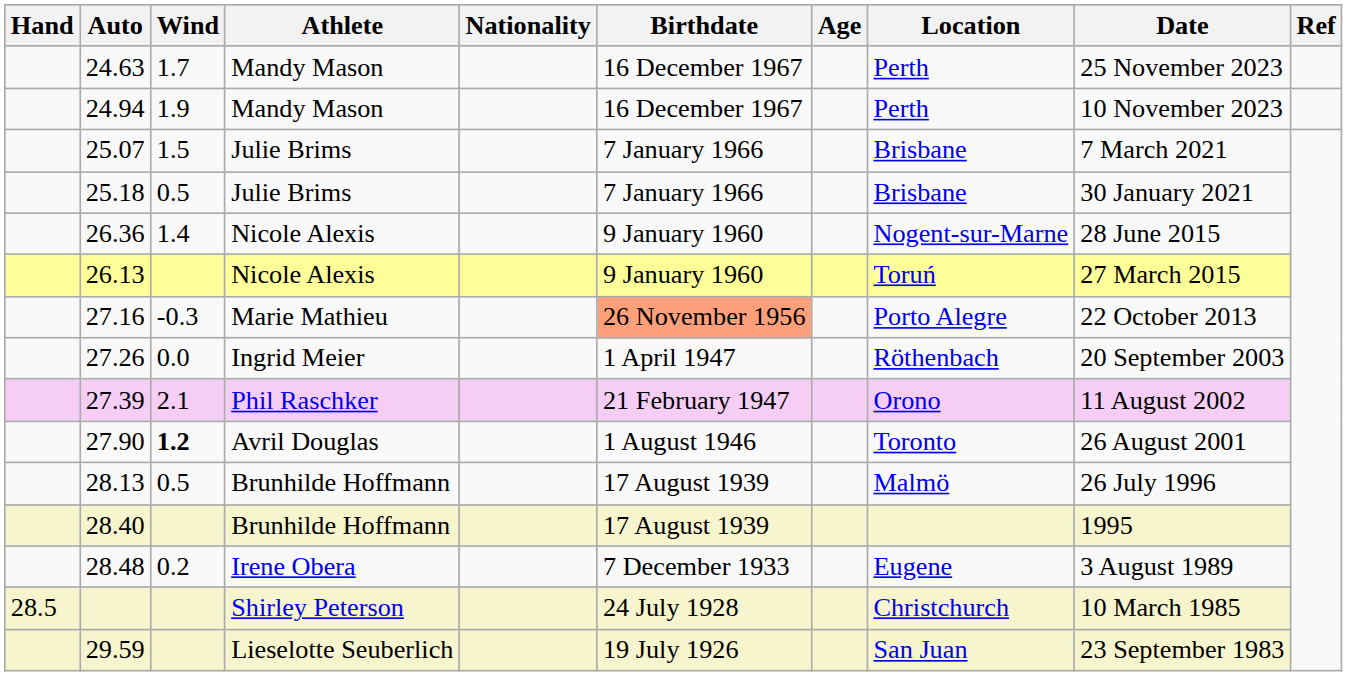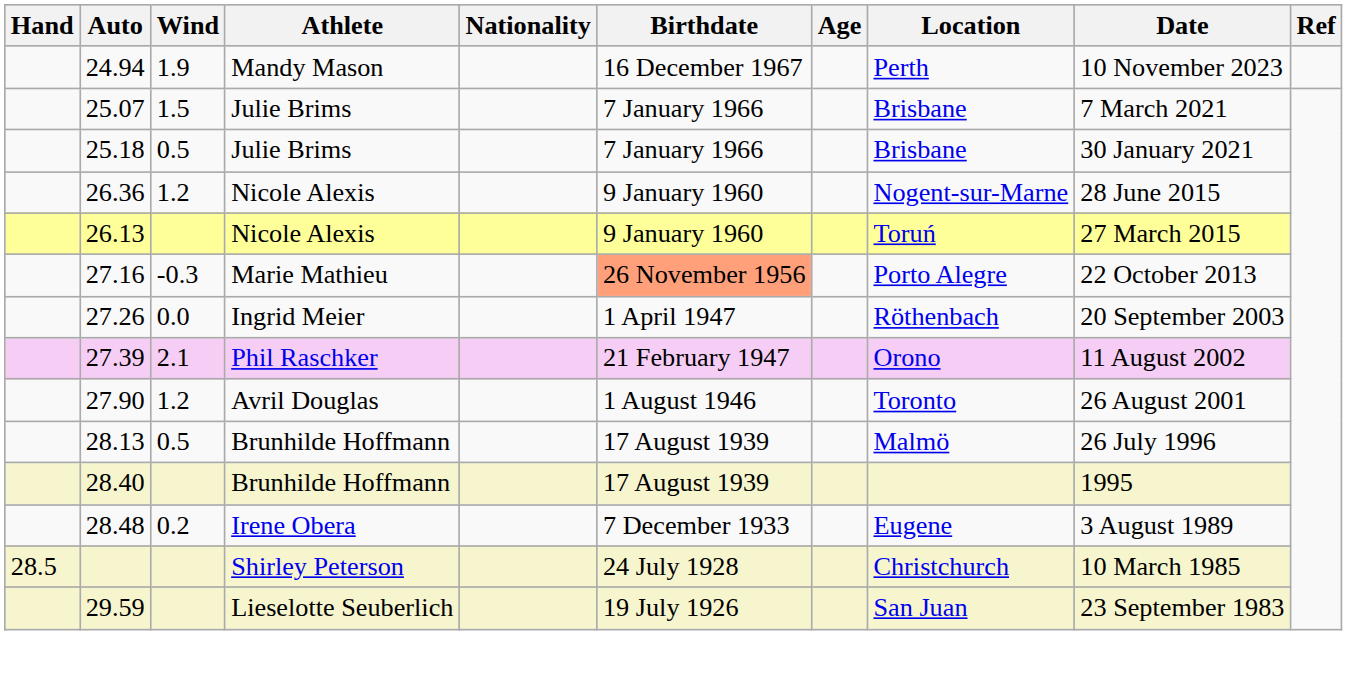- row: (115, 66)
(173, 233) 1.4 -> (173, 191) 1.2
(173, 441) bold -> (173, 399) normal
